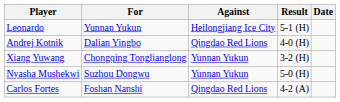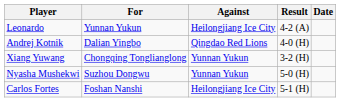(294, 27) 5-1 (H) -> (294, 27) 4-2 (A)
(229, 89) Qingdao Red Lions -> (233, 89) Heilongjiang Ice City
(294, 89) 4-2 (A) -> (294, 89) 5-1 (H)
